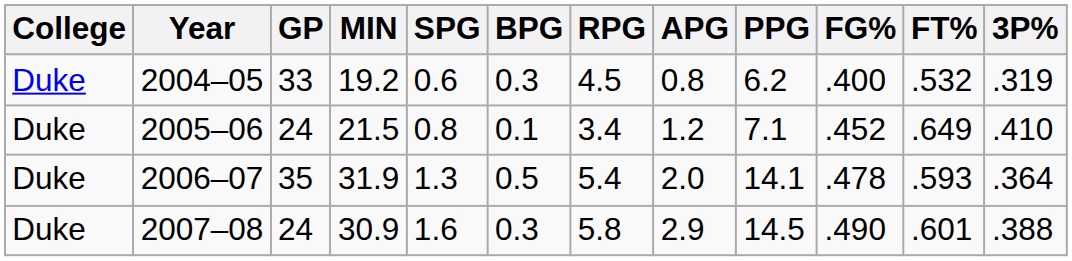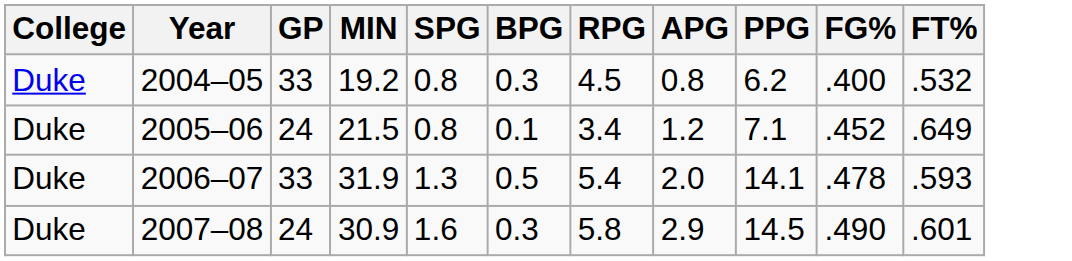- column: (1025, 29)
(436, 79) 0.6 -> (436, 79) 0.8
(295, 179) 35 -> (295, 179) 33
